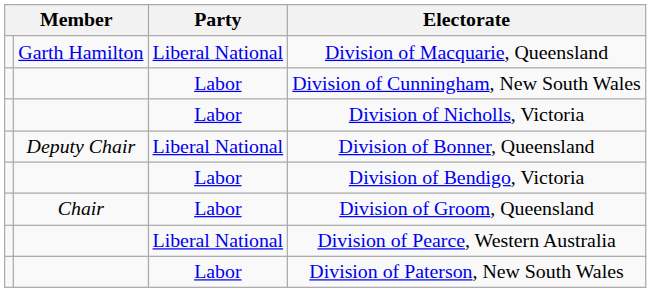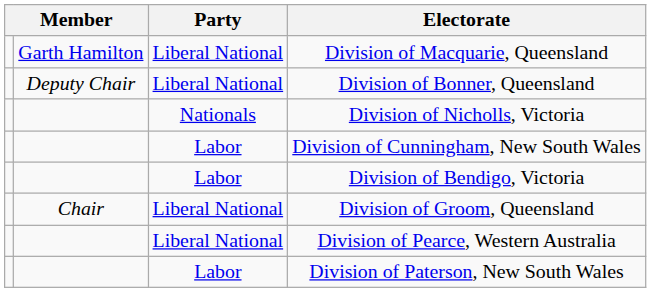rows swapped: (467, 146) <-> (467, 83)
(218, 114) Labor -> (218, 114) Nationals
(218, 209) Labor -> (218, 209) Liberal National
